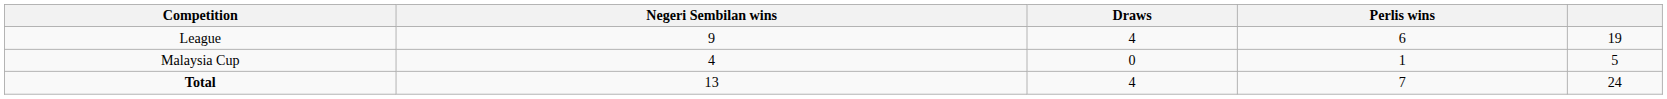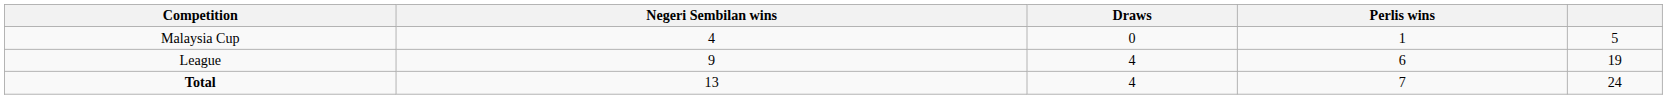rows swapped: (200, 37) <-> (200, 60)
